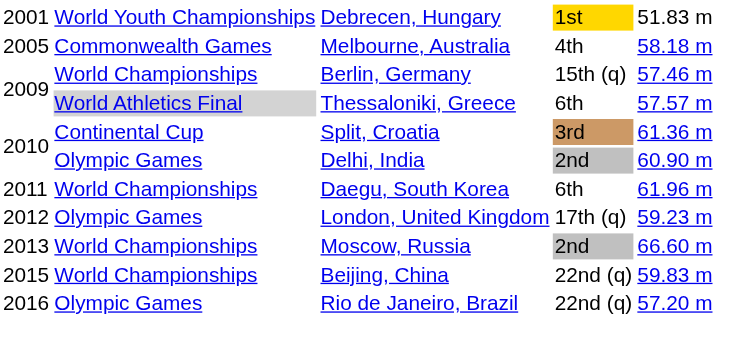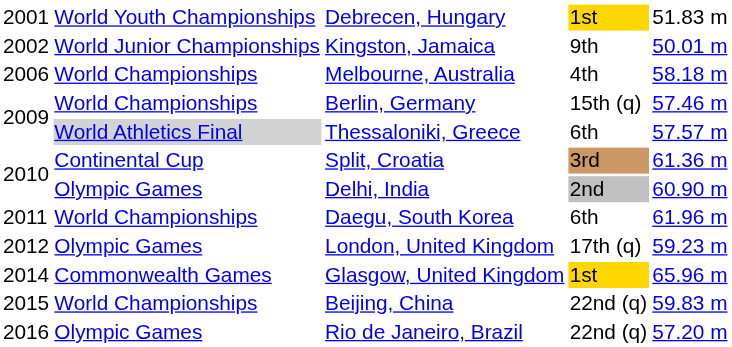+ row: (410, 46)
(26, 46) 2005 -> (26, 74) 2006
(163, 46) Commonwealth Games -> (156, 74) World Championships
- row: (396, 246)
+ row: (445, 274)
